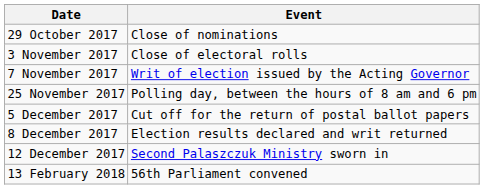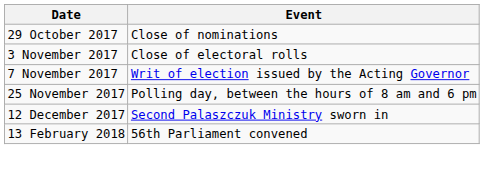- row: (63, 114)
- row: (63, 134)
